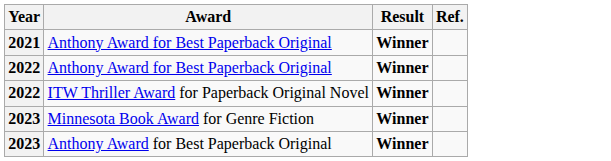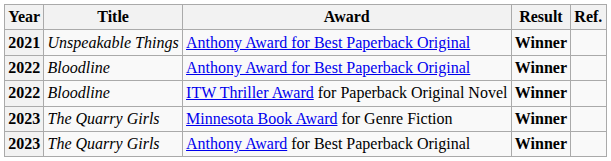+ column: (113, 17)
